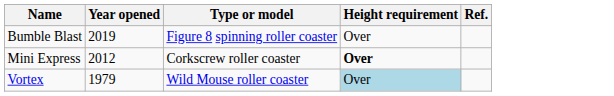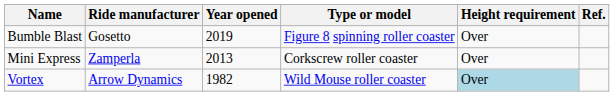+ column: (144, 15)
(102, 58) 2012 -> (219, 58) 2013
(358, 58) bold -> (474, 58) normal
(102, 79) 1979 -> (219, 79) 1982
